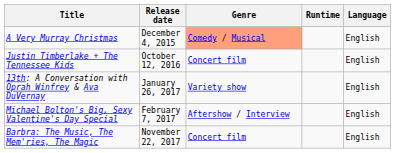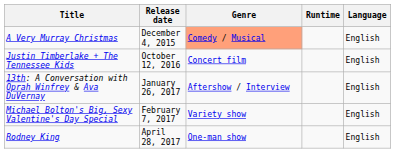(217, 87) Variety show -> (239, 87) Aftershow / Interview
(239, 115) Aftershow / Interview -> (217, 115) Variety show
+ row: (33, 137)
- row: (60, 137)
